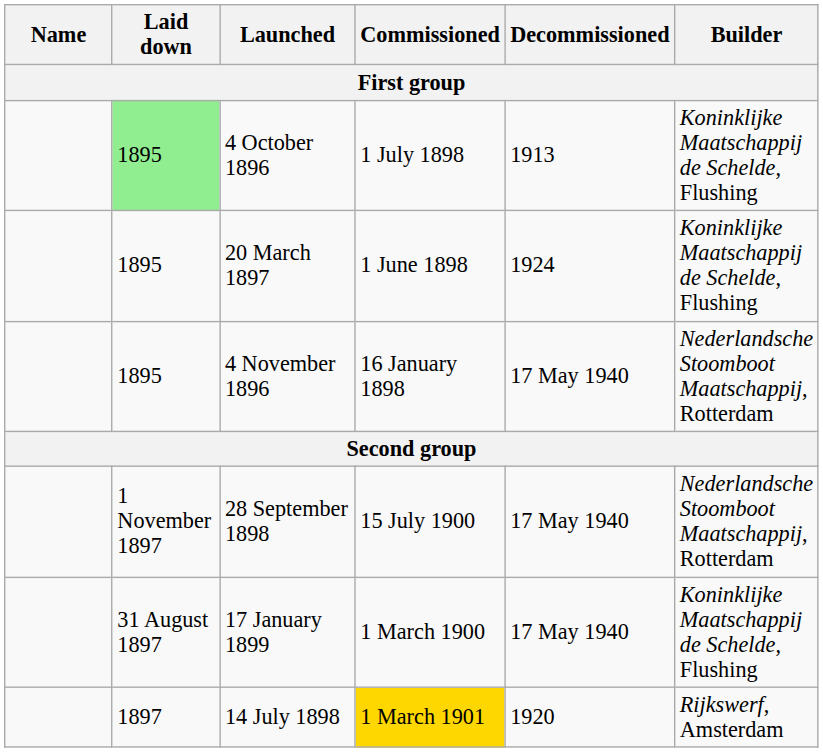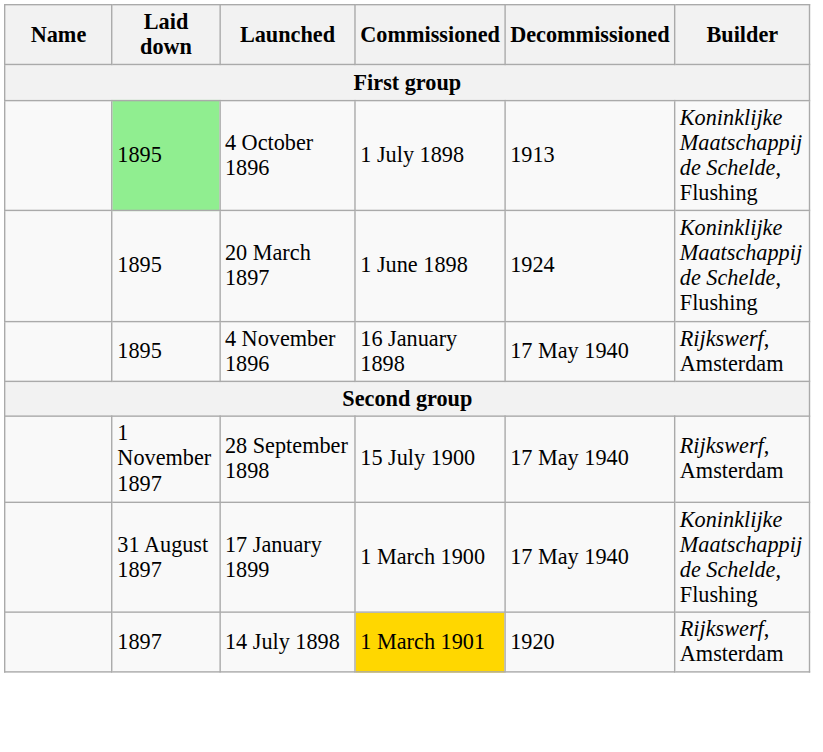(746, 375) Nederlandsche Stoomboot Maatschappij, Rotterdam -> (732, 350) Rijkswerf, Amsterdam
(746, 521) Nederlandsche Stoomboot Maatschappij, Rotterdam -> (732, 458) Rijkswerf, Amsterdam
